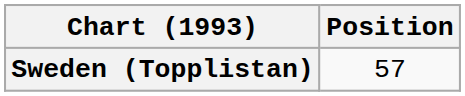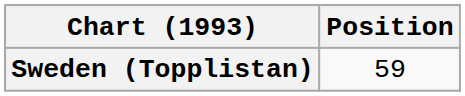(390, 70) 57 -> (390, 70) 59
